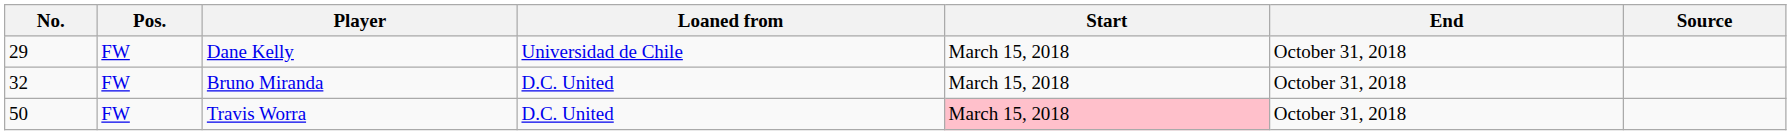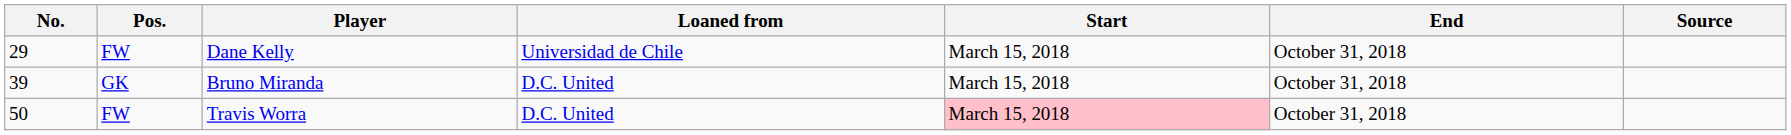(19, 83) 32 -> (19, 83) 39
(116, 83) FW -> (115, 83) GK
